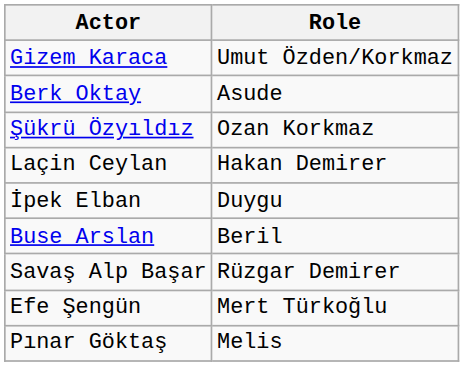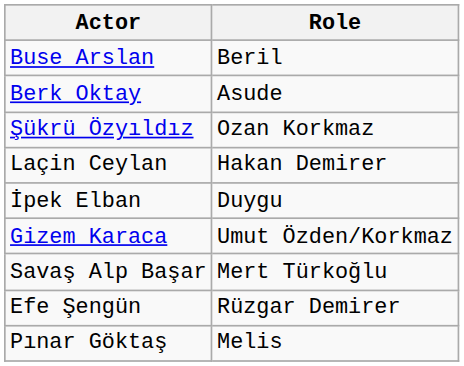rows swapped: (89, 58) <-> (82, 236)
(309, 272) Rüzgar Demirer -> (302, 272) Mert Türkoğlu
(302, 307) Mert Türkoğlu -> (309, 307) Rüzgar Demirer
